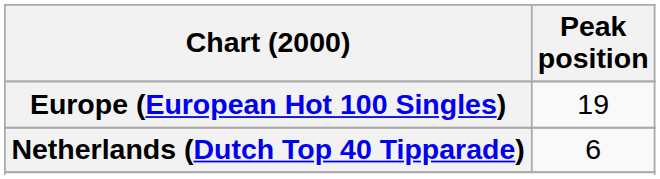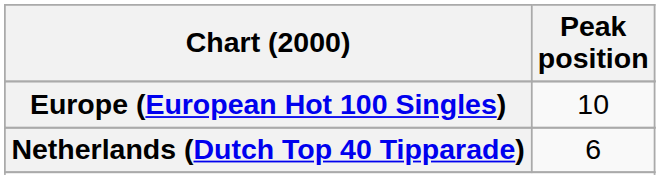(593, 104) 19 -> (593, 104) 10
